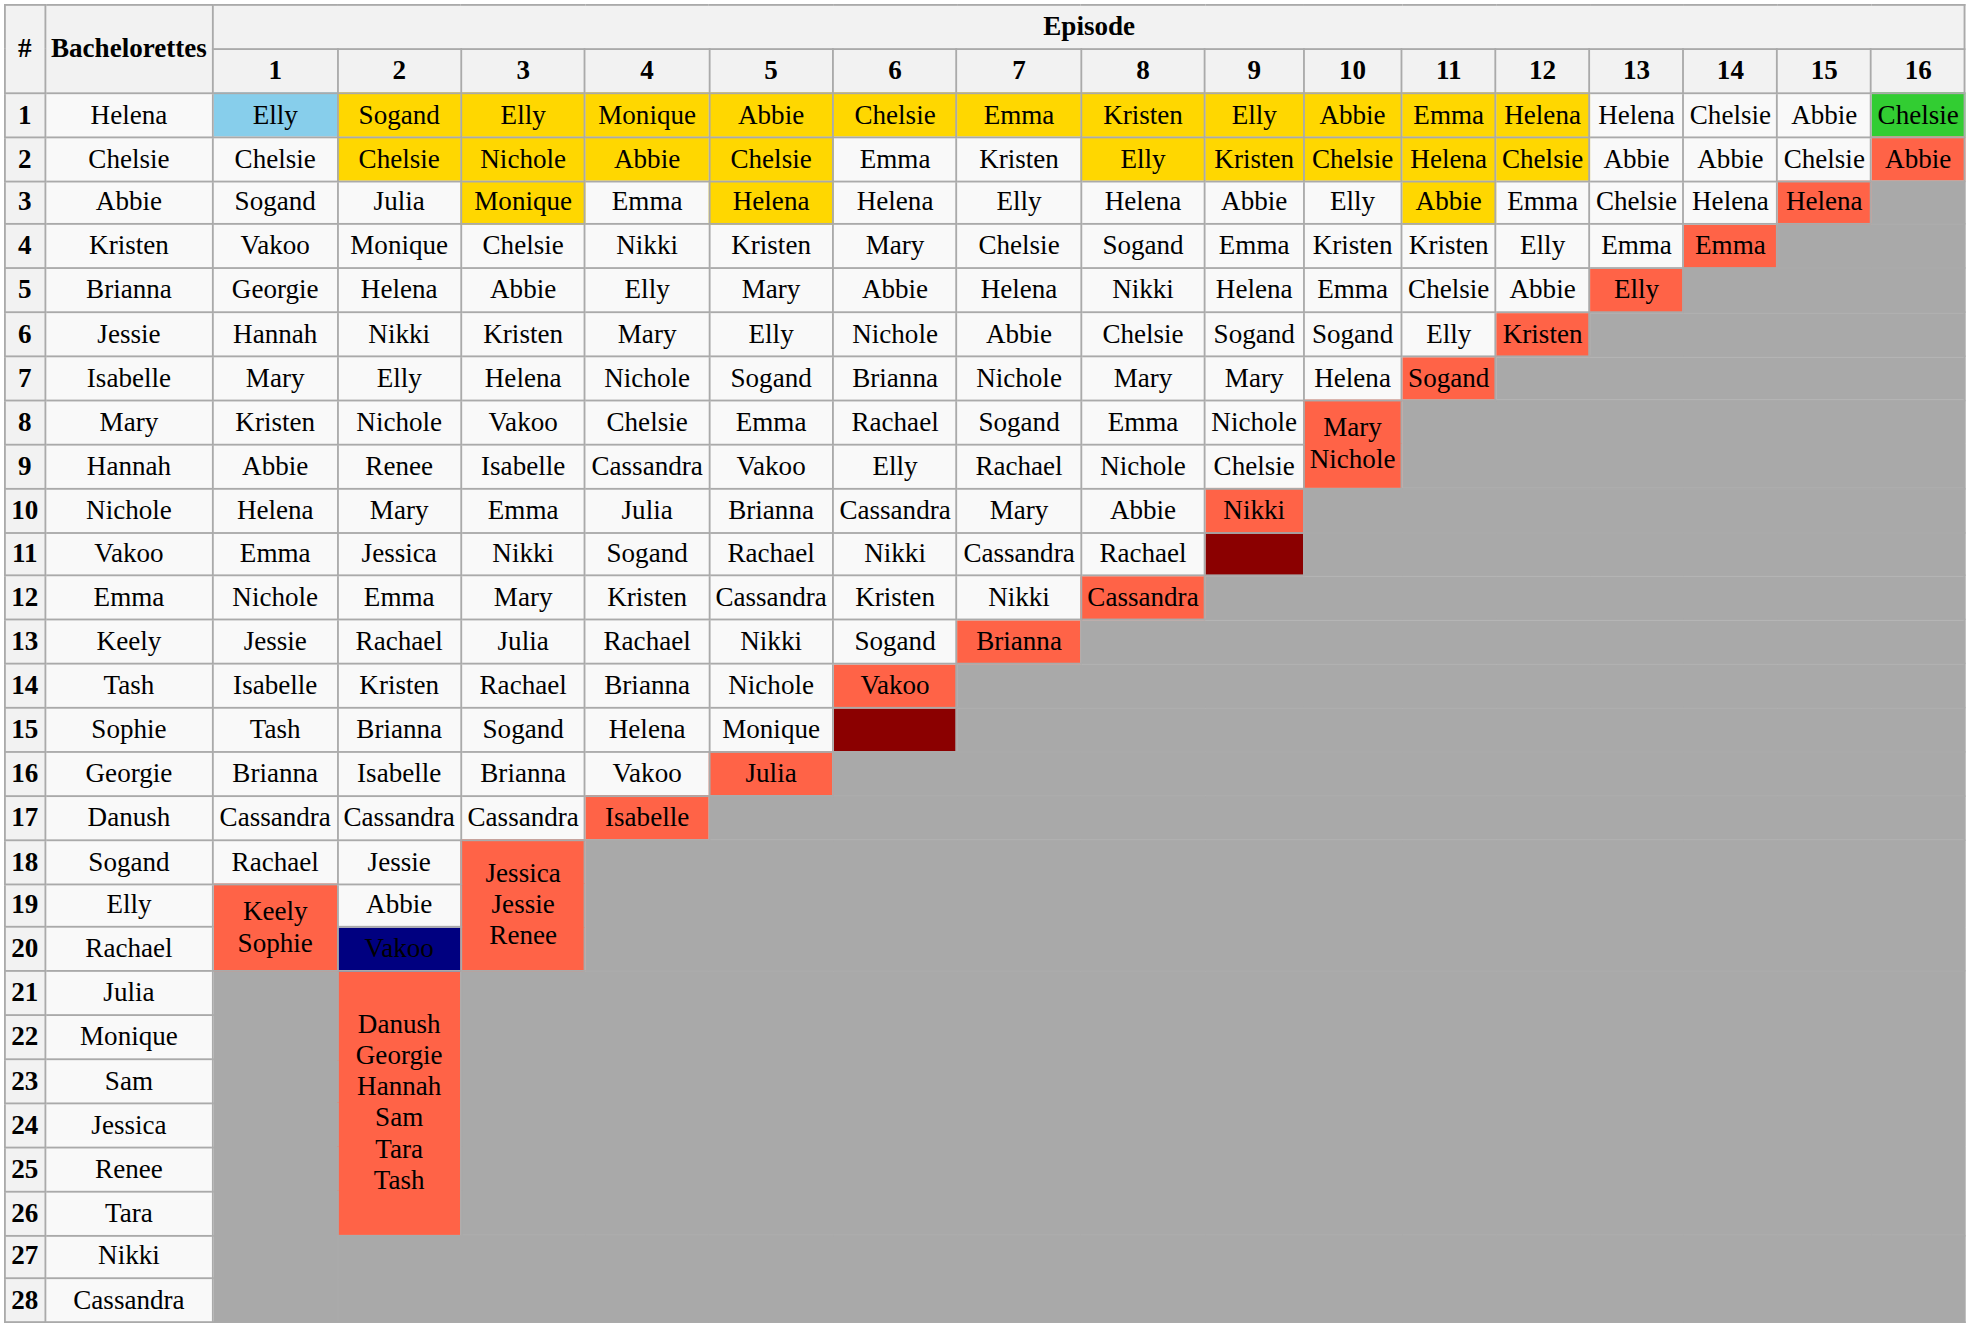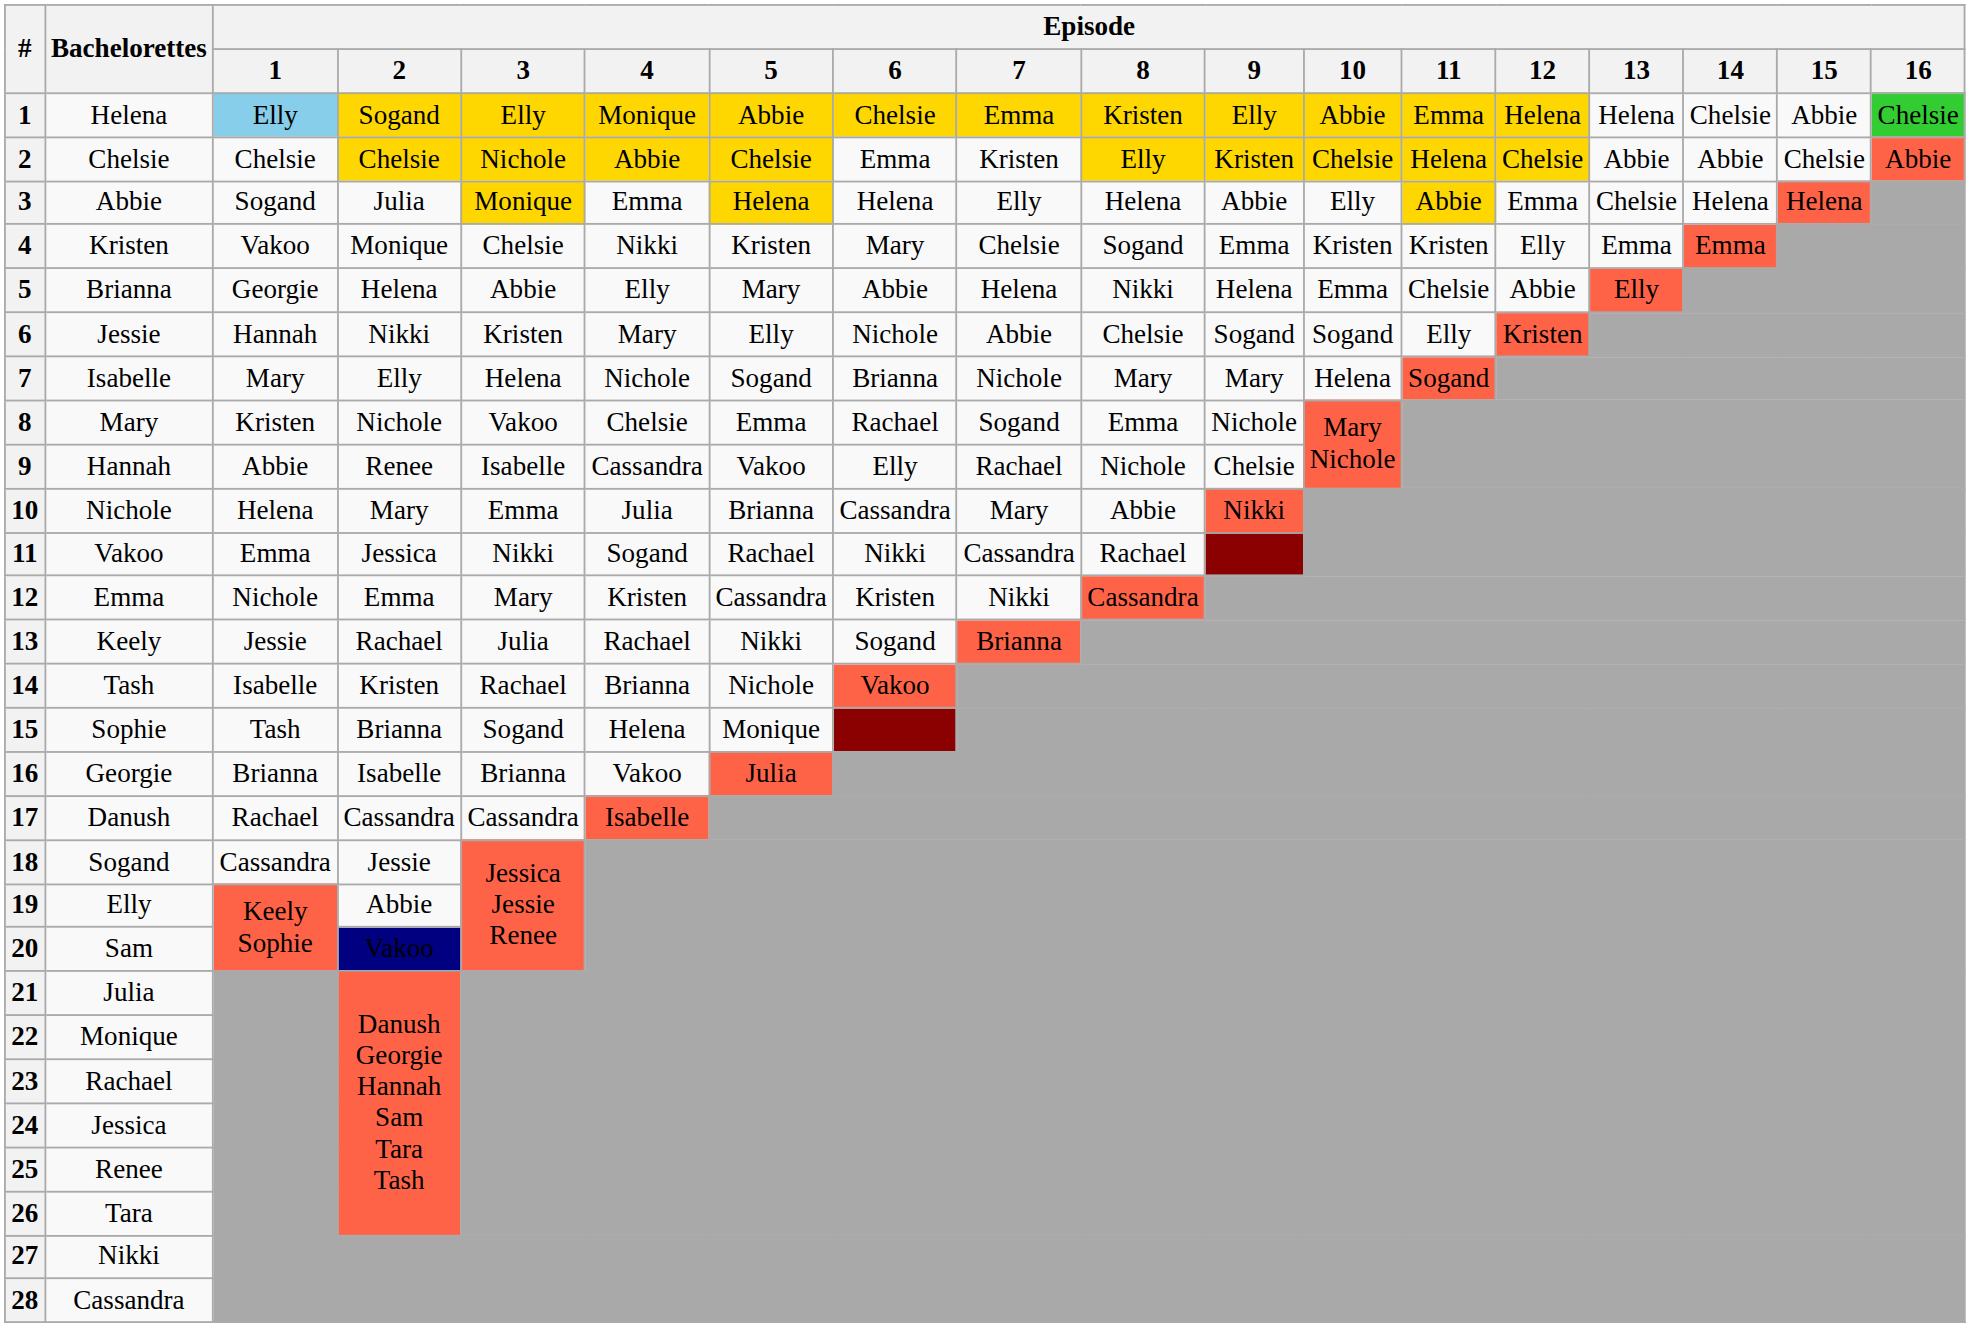(275, 816) Cassandra -> (275, 816) Rachael
(275, 860) Rachael -> (275, 860) Cassandra
(129, 948) Rachael -> (129, 948) Sam
(129, 1080) Sam -> (129, 1080) Rachael
